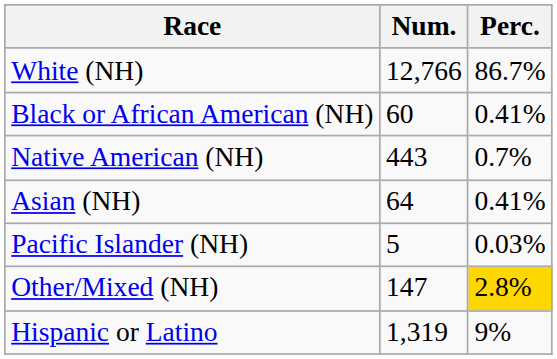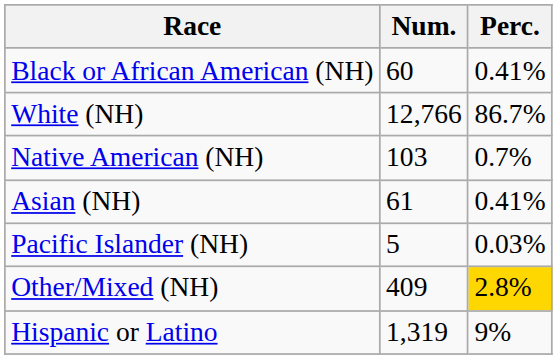rows swapped: (77, 69) <-> (192, 113)
(407, 157) 443 -> (407, 157) 103
(400, 200) 64 -> (400, 200) 61
(407, 288) 147 -> (407, 288) 409
